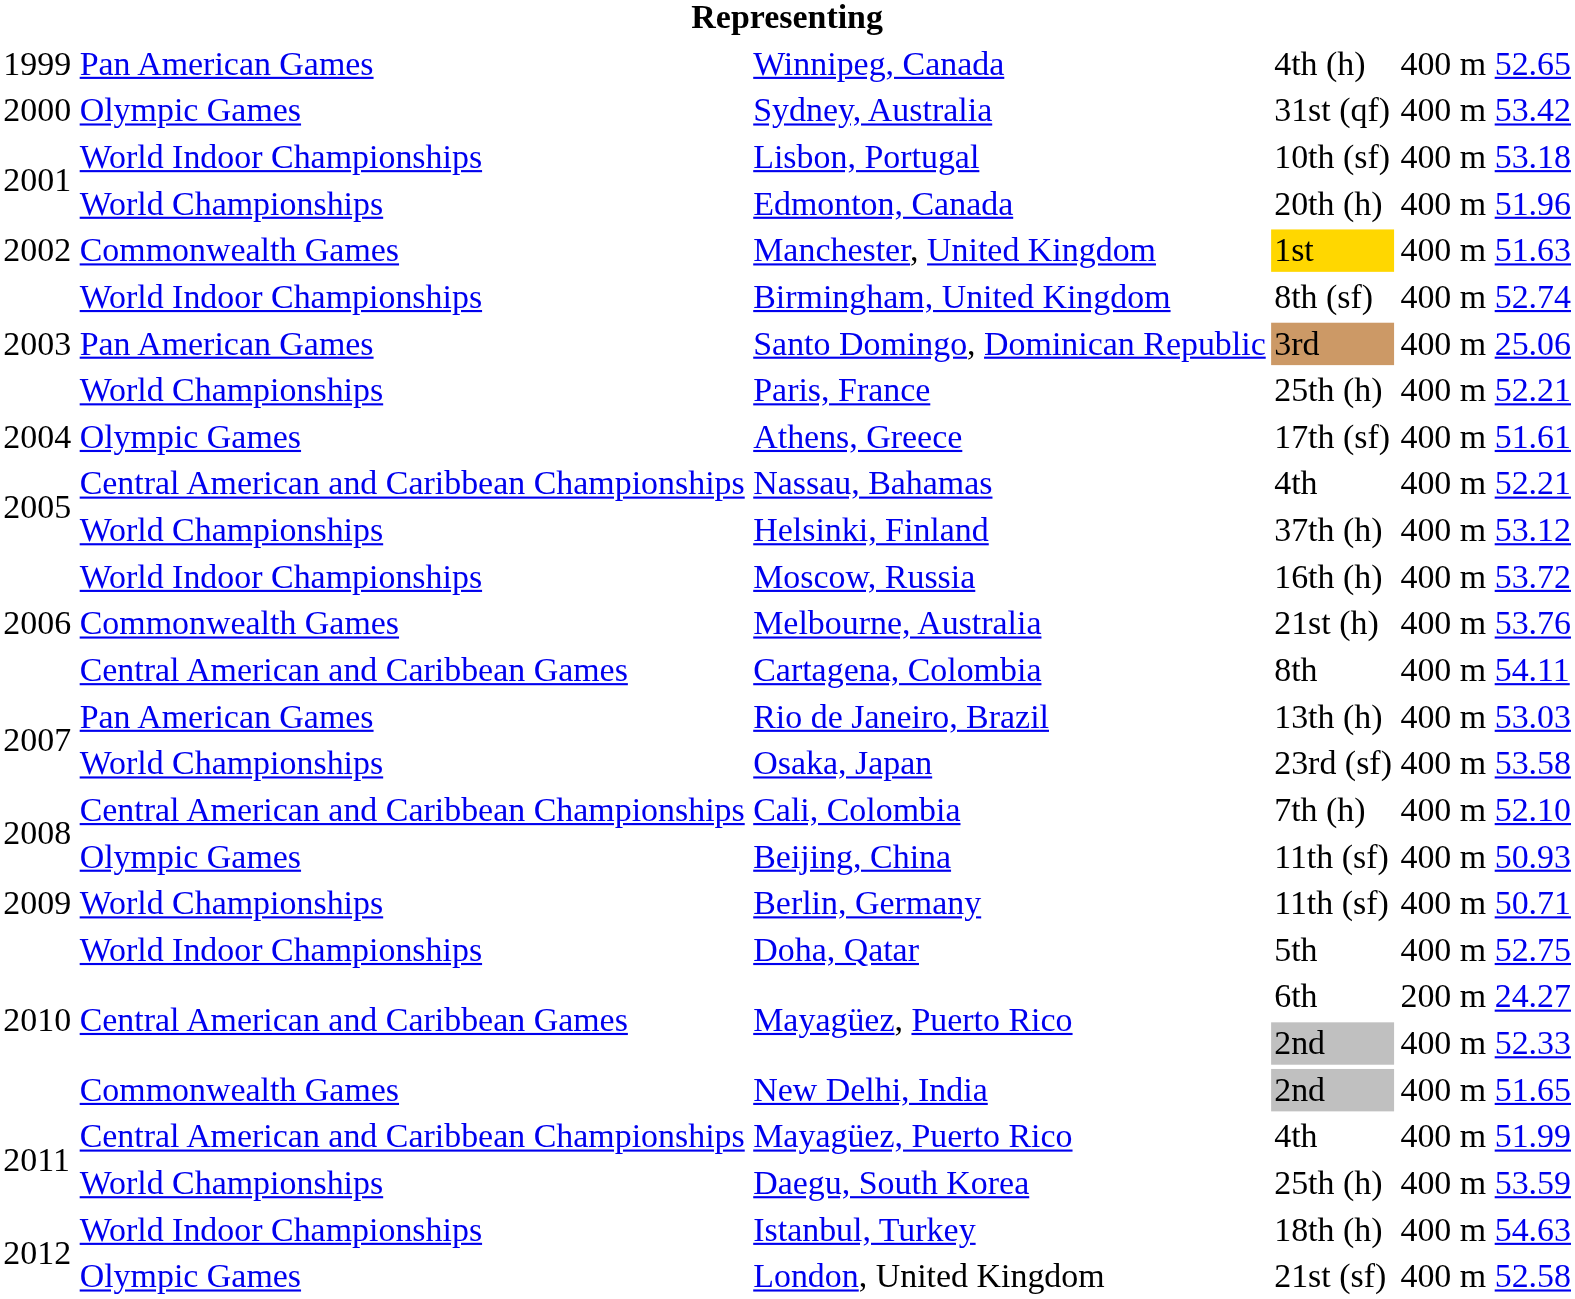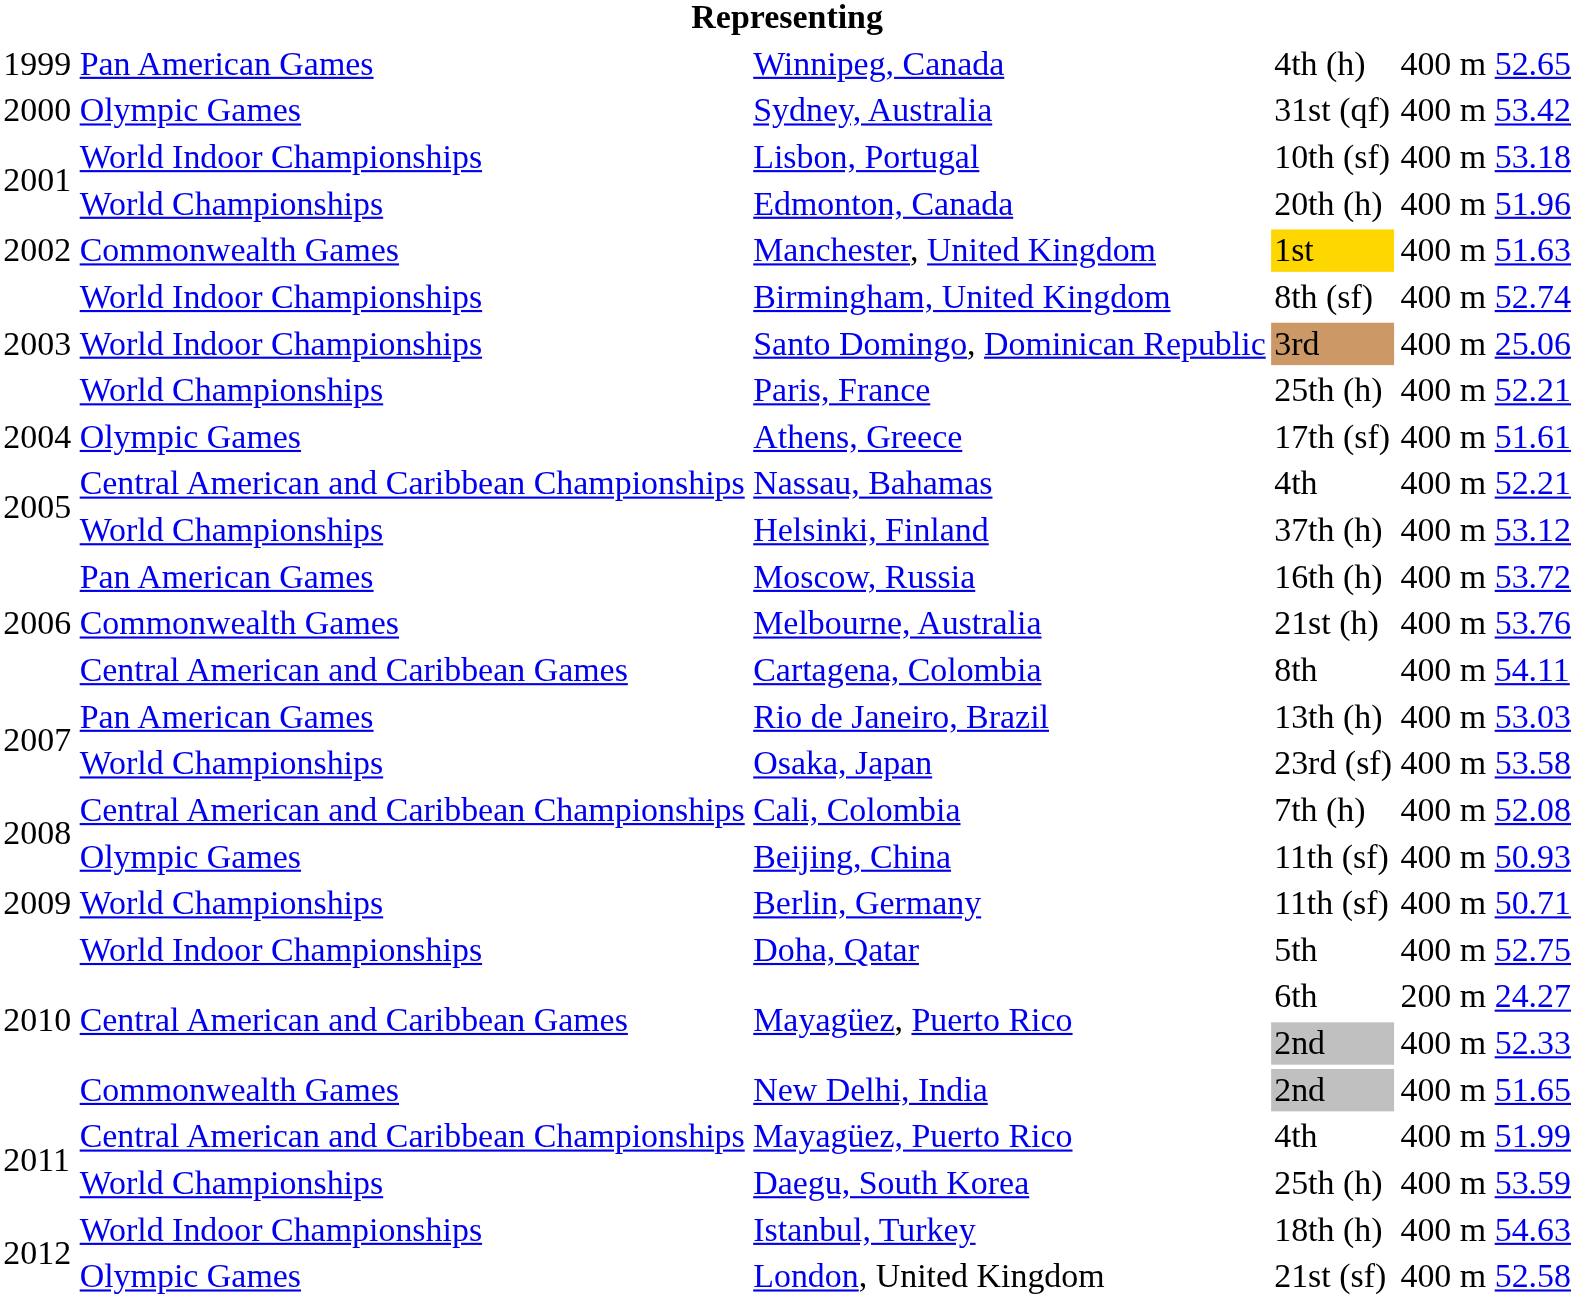(227, 343) Pan American Games -> (281, 343) World Indoor Championships
(281, 576) World Indoor Championships -> (227, 576) Pan American Games
(1533, 809) 52.10 -> (1533, 809) 52.08
